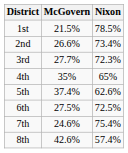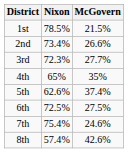columns swapped: (108, 12) <-> (67, 12)
